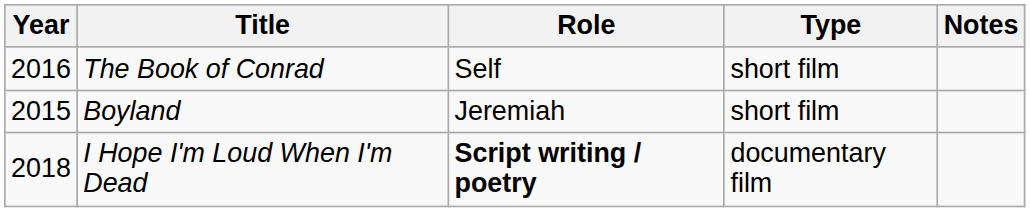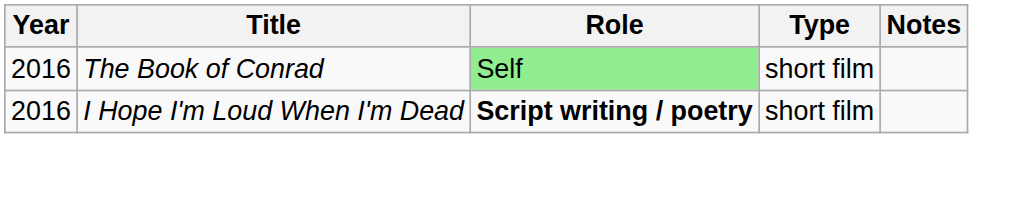(478, 68) no background -> (500, 68) lightgreen background
- row: (132, 111)
(41, 168) 2018 -> (41, 111) 2016
(808, 168) documentary film -> (820, 111) short film
